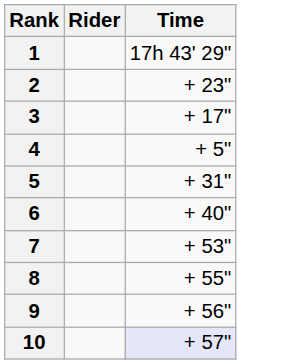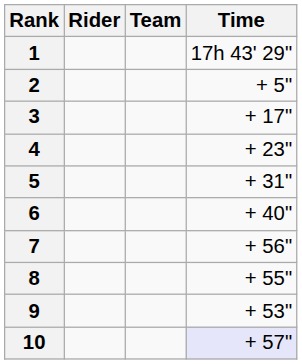+ column: (155, 20)
(208, 85) + 23" -> (274, 85) + 5"
(213, 149) + 5" -> (268, 149) + 23"
(208, 246) + 53" -> (268, 246) + 56"
(208, 310) + 56" -> (268, 310) + 53"
